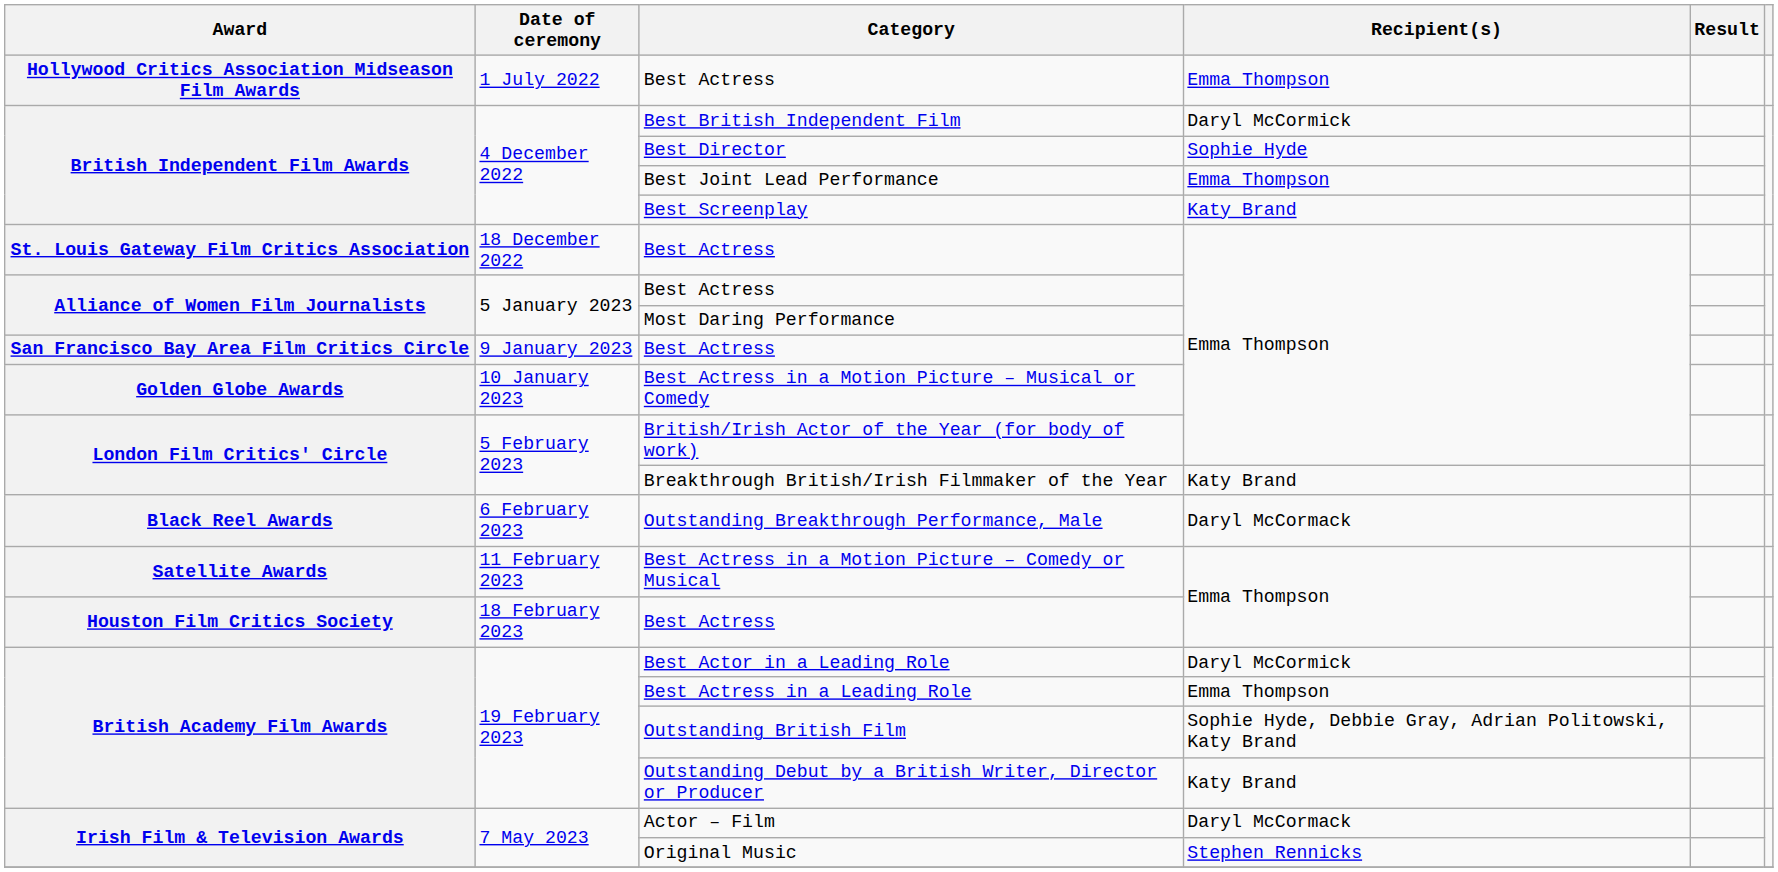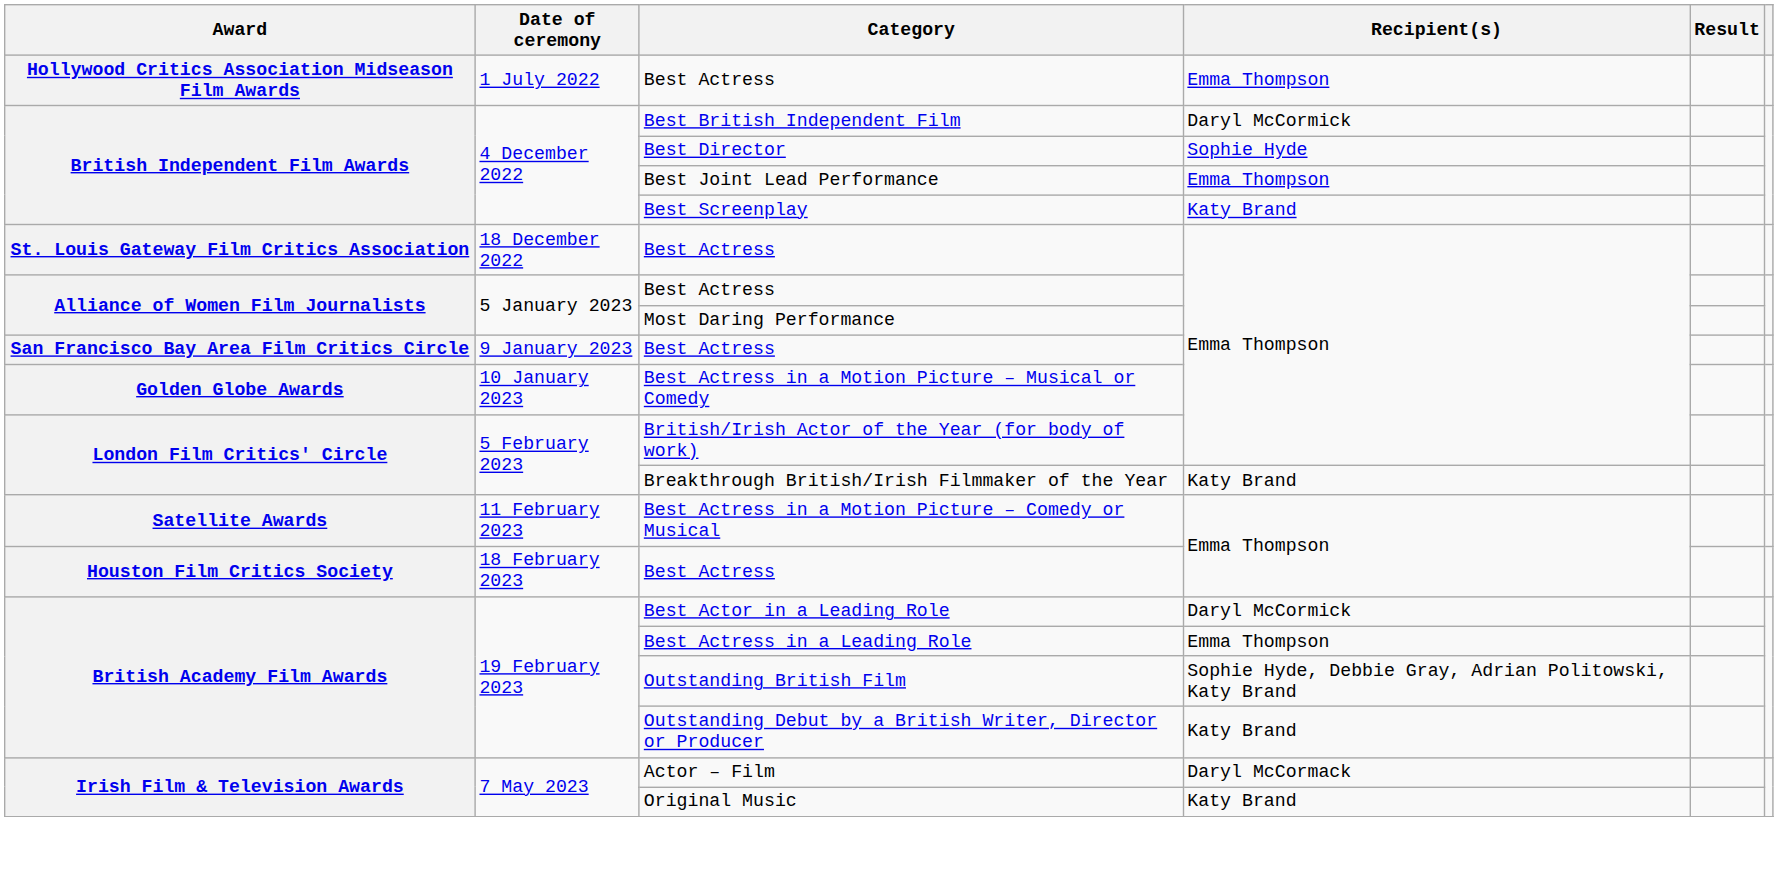- row: (240, 521)
(1275, 852) Stephen Rennicks -> (1242, 802) Katy Brand
